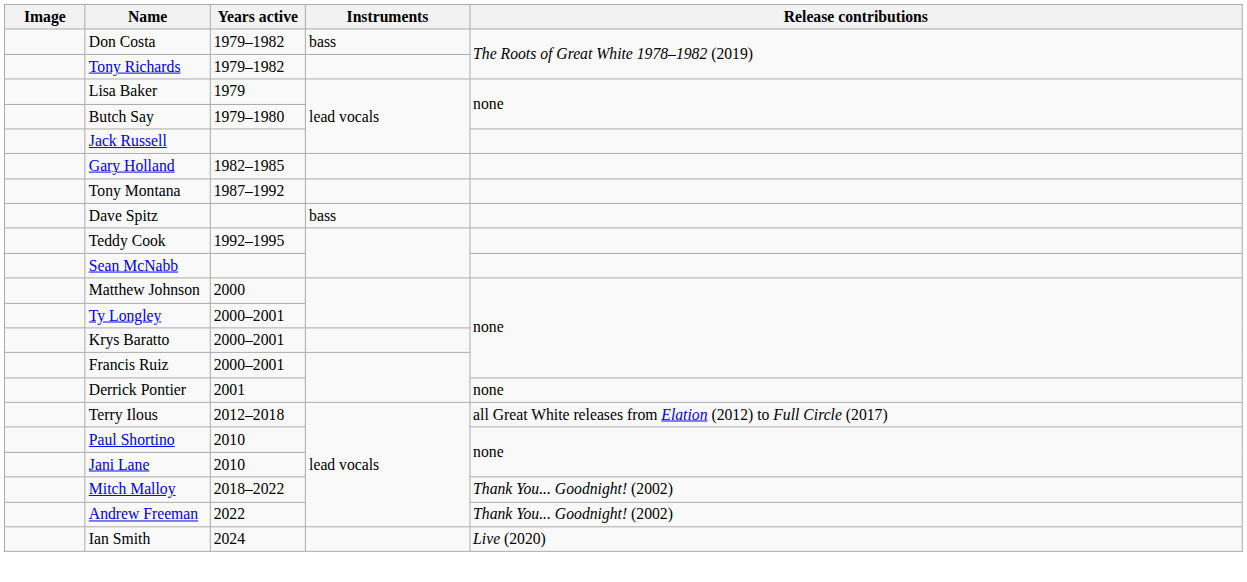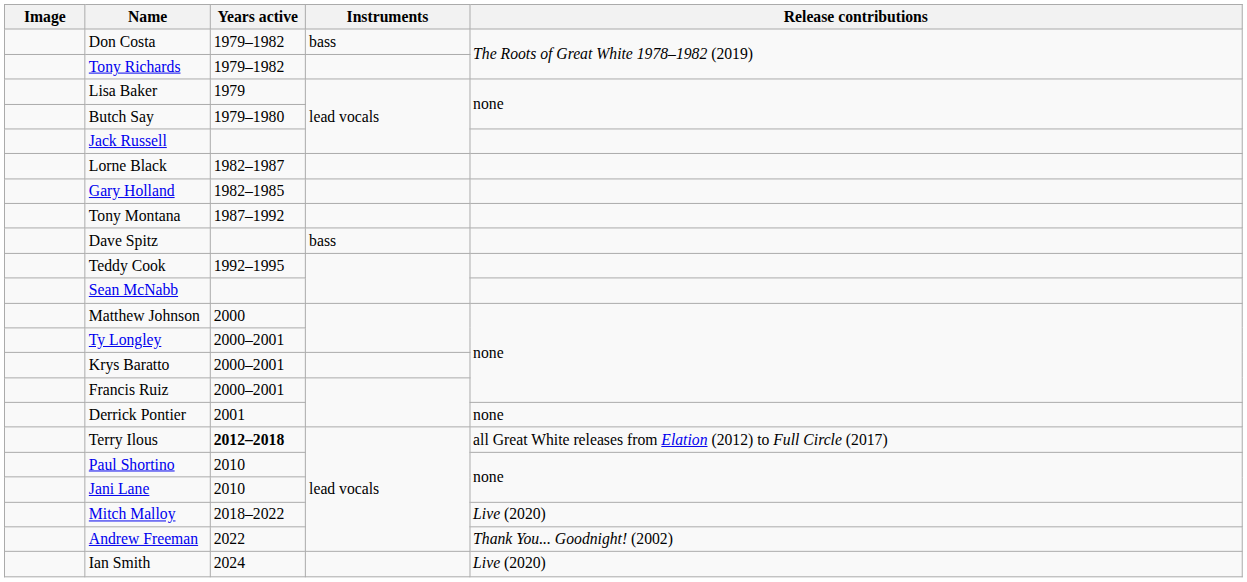+ row: (128, 166)
(249, 414) normal -> (249, 439) bold
(573, 489) Thank You... Goodnight! (2002) -> (509, 514) Live (2020)
